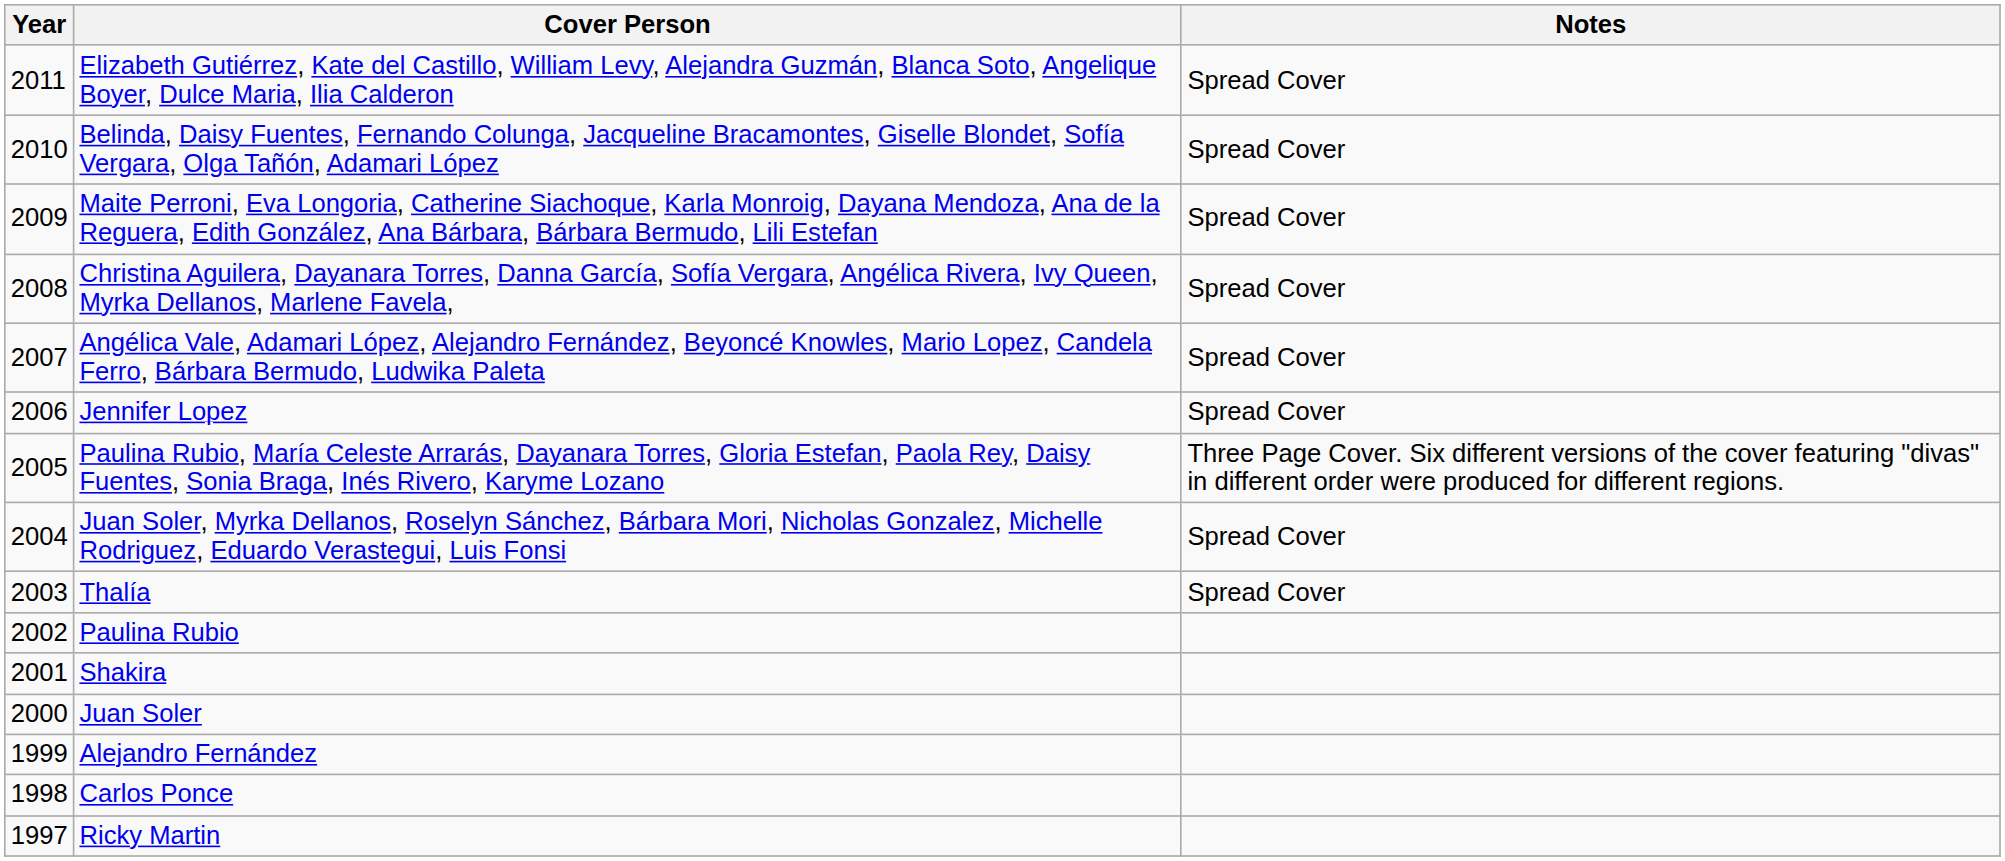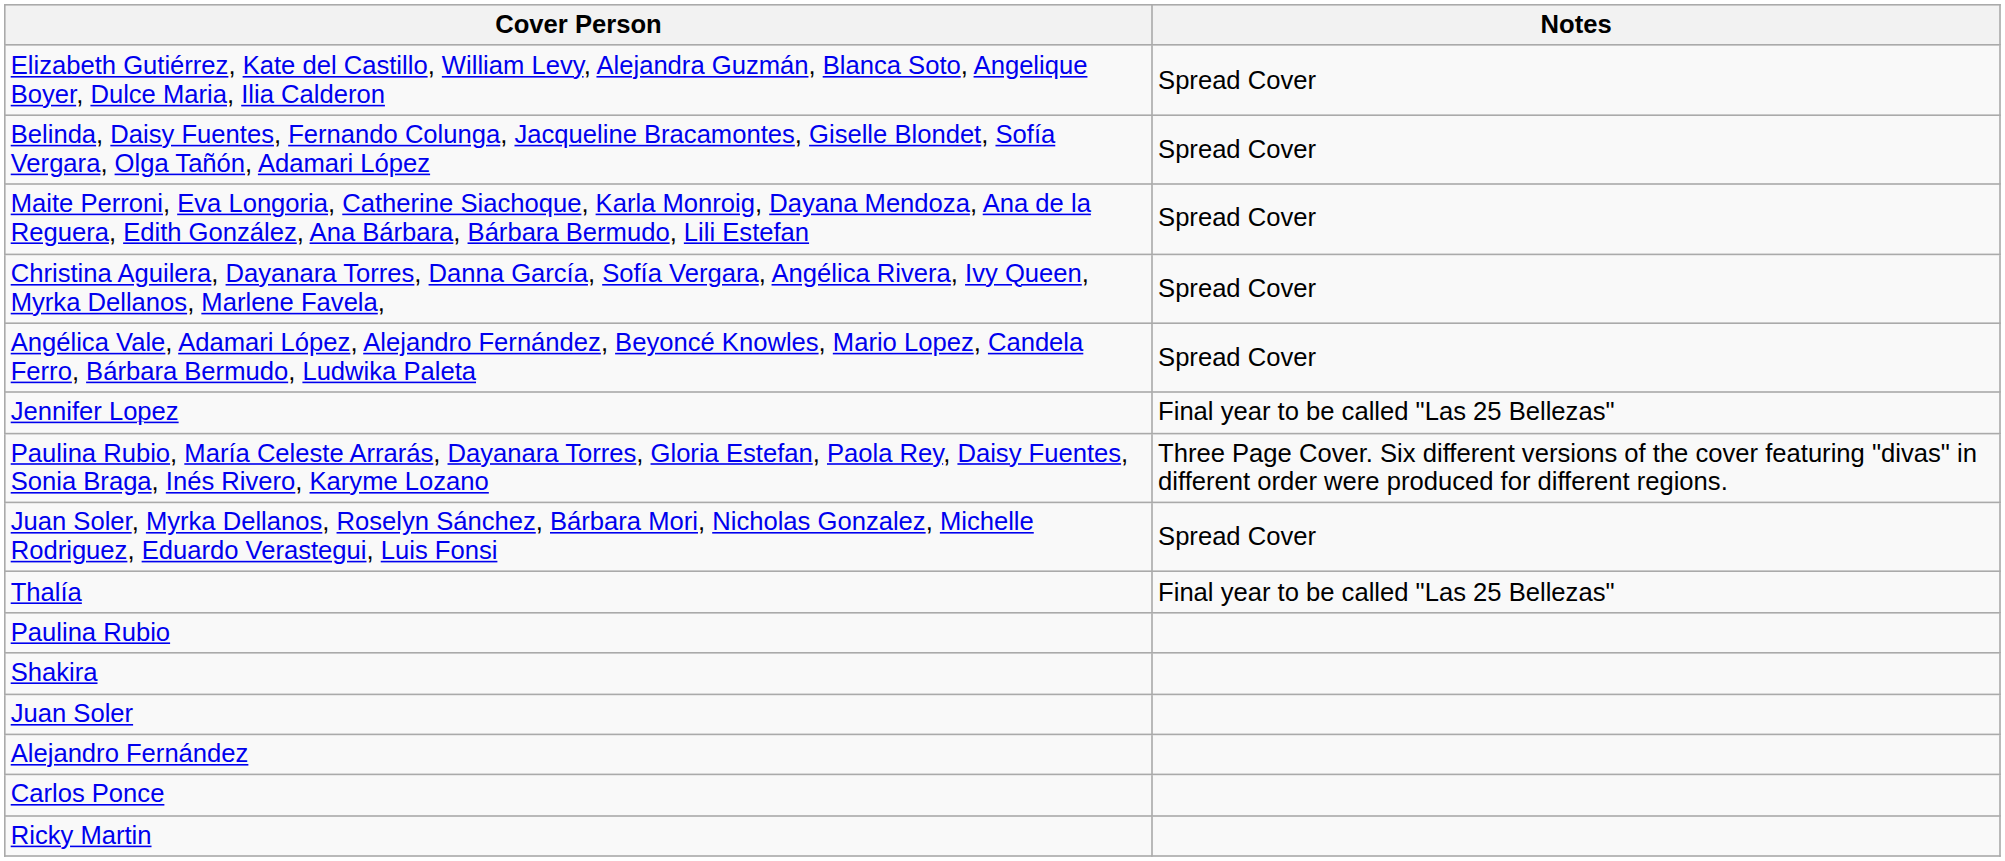- column: (39, 24)
(1266, 412) Spread Cover -> (1386, 412) Final year to be called "Las 25 Bellezas"
(1266, 591) Spread Cover -> (1386, 591) Final year to be called "Las 25 Bellezas"
